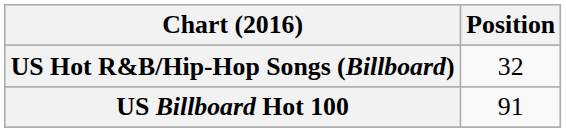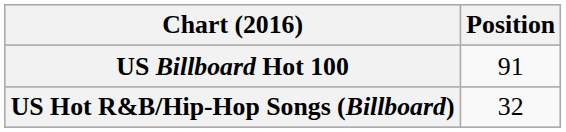rows swapped: (233, 106) <-> (233, 65)
